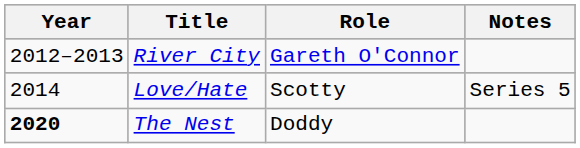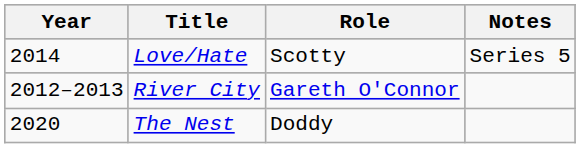rows swapped: (197, 56) <-> (190, 91)
(35, 125) bold -> (35, 125) normal
